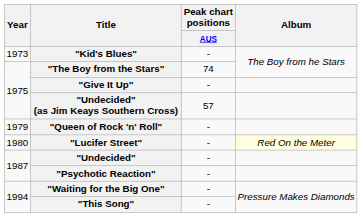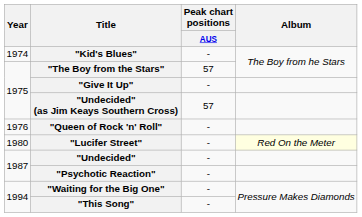(17, 54) 1973 -> (17, 54) 1974
(208, 69) 74 -> (208, 69) 57
(17, 127) 1979 -> (17, 127) 1976
